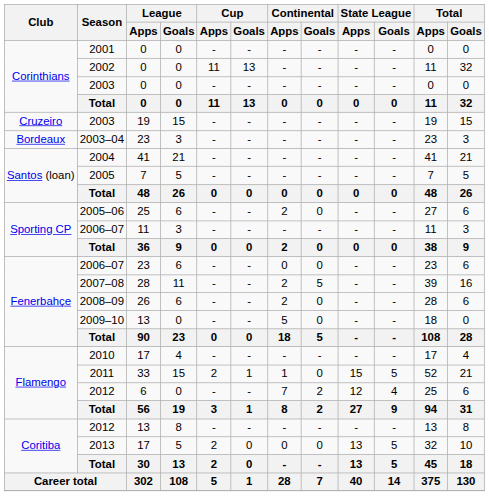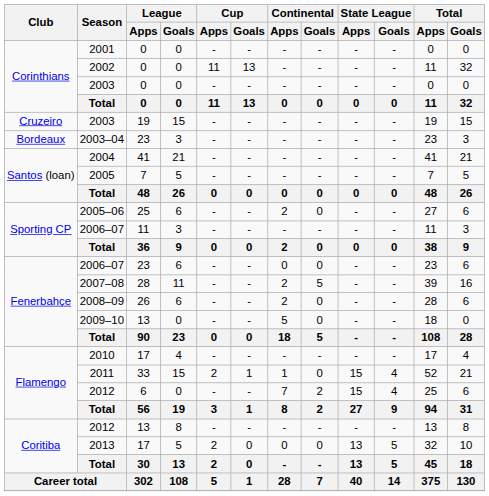(394, 373) 5 -> (394, 373) 4
(356, 391) 12 -> (356, 391) 15
